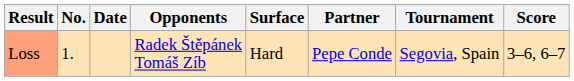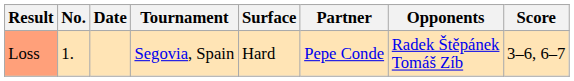columns swapped: (450, 17) <-> (188, 17)
